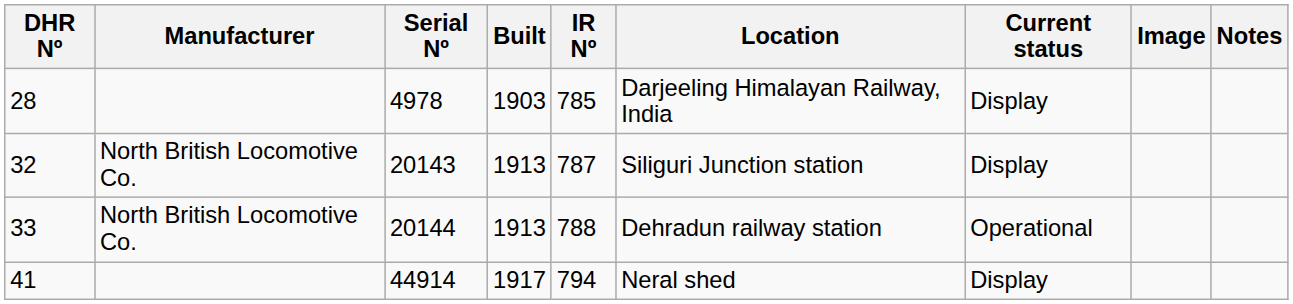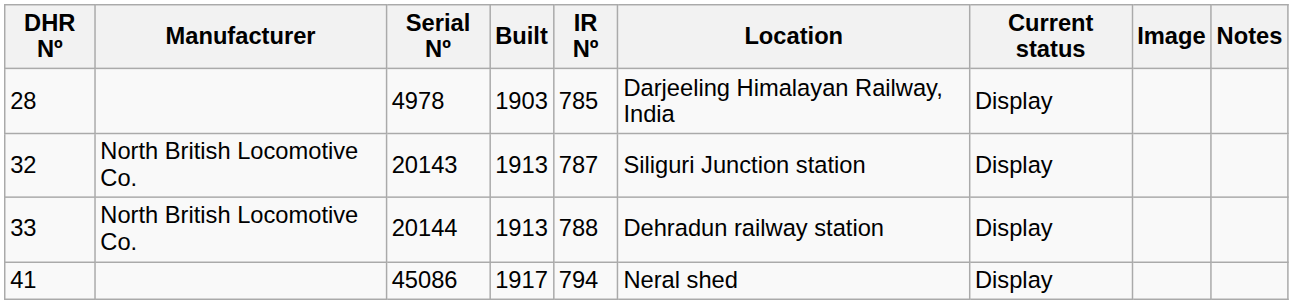(1031, 229) Operational -> (1014, 229) Display
(423, 280) 44914 -> (425, 280) 45086
